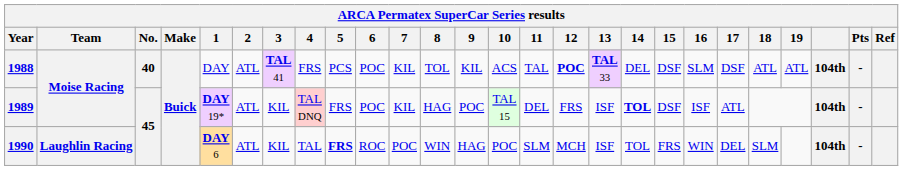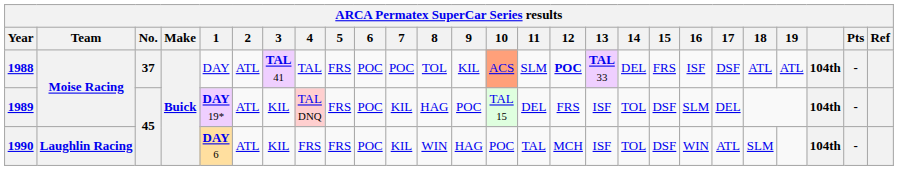(148, 68) 40 -> (148, 68) 37
(310, 68) FRS -> (310, 68) TAL
(340, 68) PCS -> (340, 68) FRS
(404, 68) KIL -> (401, 68) POC
(504, 68) no background -> (502, 68) lightsalmon background
(537, 68) TAL -> (534, 68) SLM
(669, 68) DSF -> (664, 68) FRS
(701, 68) SLM -> (696, 68) ISF
(638, 107) bold -> (634, 107) normal
(701, 107) ISF -> (696, 107) SLM
(733, 107) ATL -> (728, 107) DEL
(310, 145) TAL -> (310, 145) FRS
(340, 145) bold -> (340, 145) normal
(372, 145) ROC -> (370, 145) POC
(404, 145) POC -> (401, 145) KIL
(537, 145) SLM -> (534, 145) TAL
(669, 145) FRS -> (664, 145) DSF
(733, 145) DEL -> (728, 145) ATL
